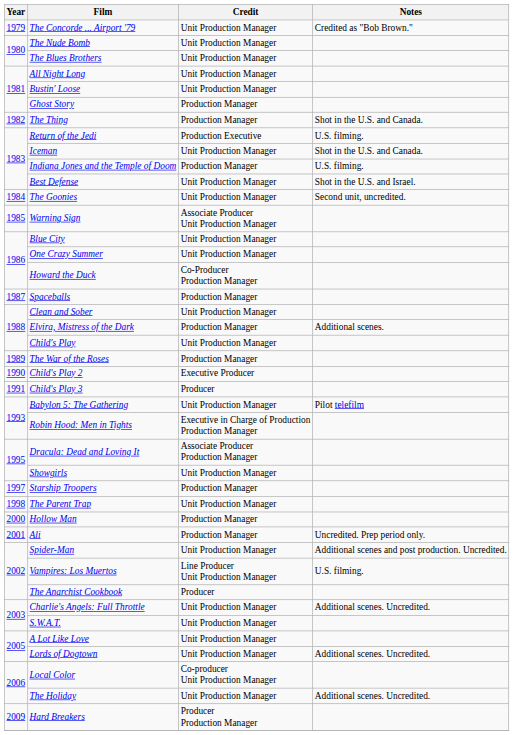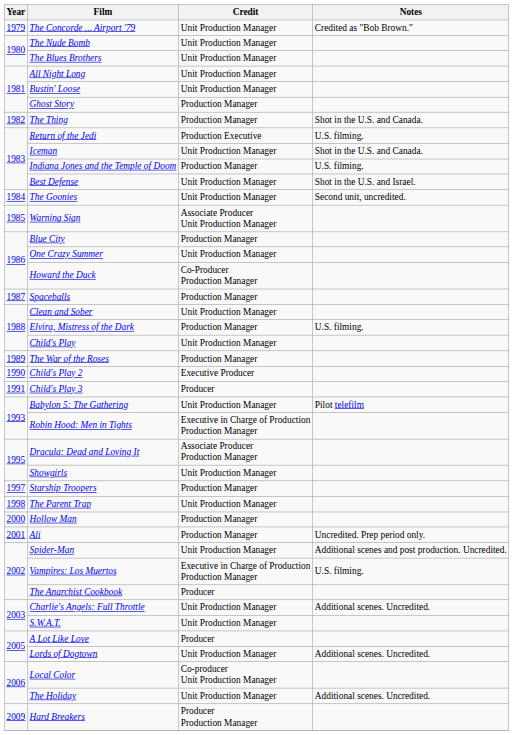(229, 239) Unit Production Manager -> (219, 239) Production Manager
(349, 328) Additional scenes. -> (339, 328) U.S. filming.
(229, 571) Line Producer Unit Production Manager -> (246, 571) Executive in Charge of Production Production Manager
(229, 639) Unit Production Manager -> (198, 639) Producer
